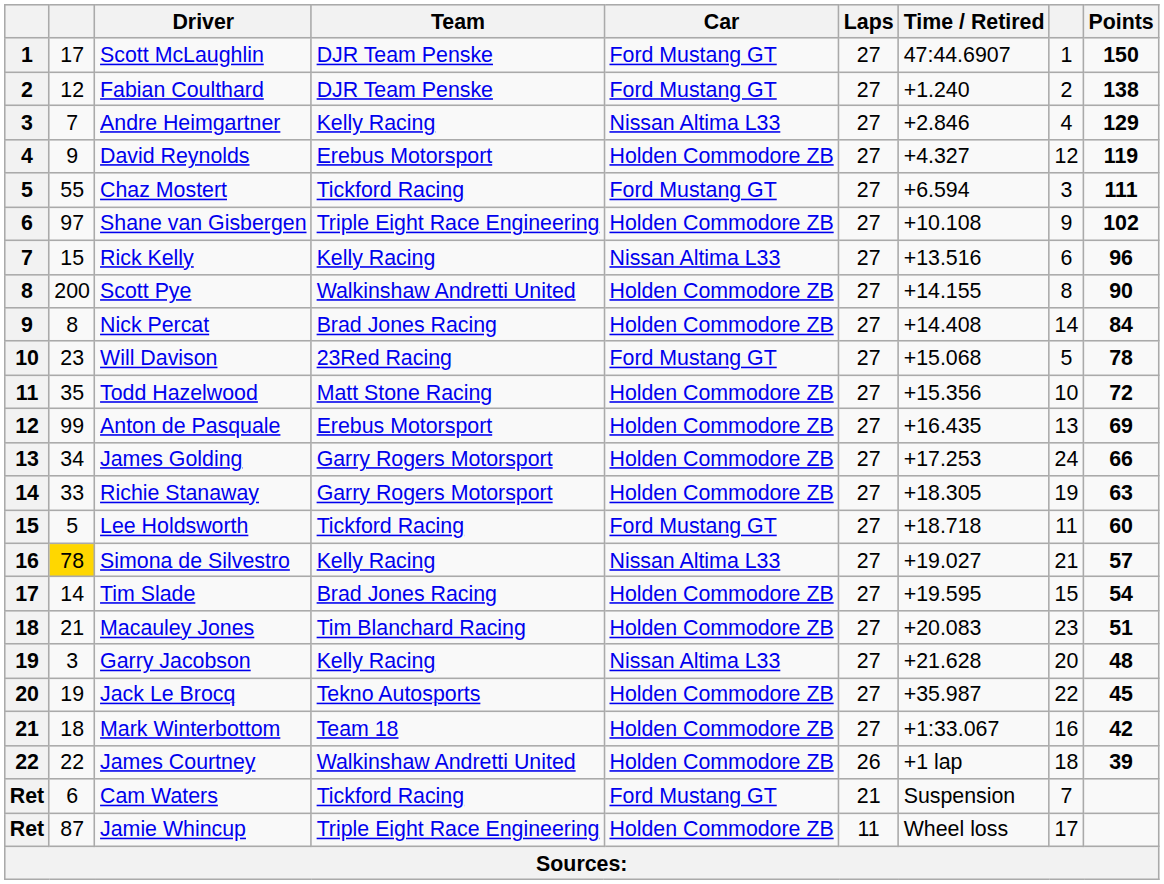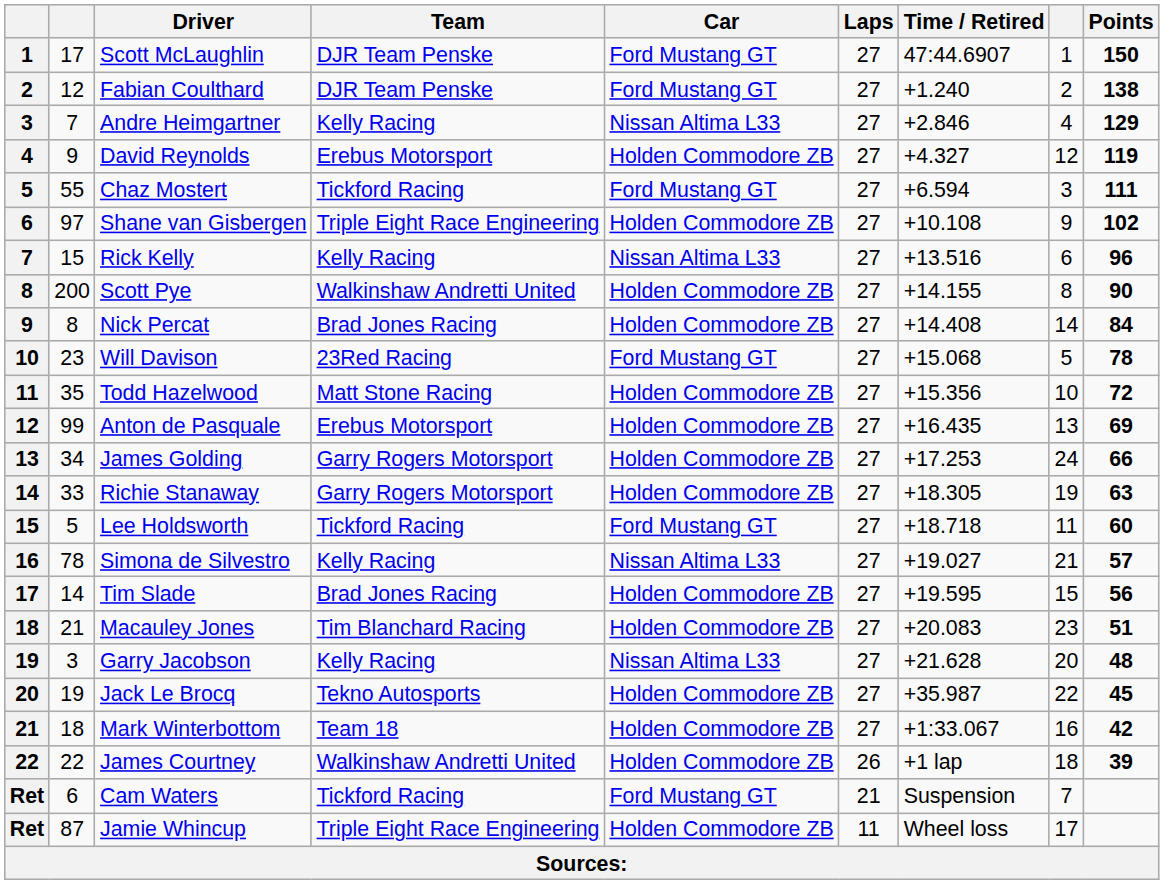(72, 560) gold background -> (72, 560) no background
(1121, 593) 54 -> (1121, 593) 56
